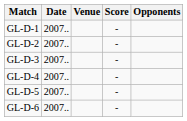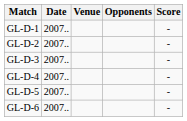columns swapped: (157, 12) <-> (117, 12)
